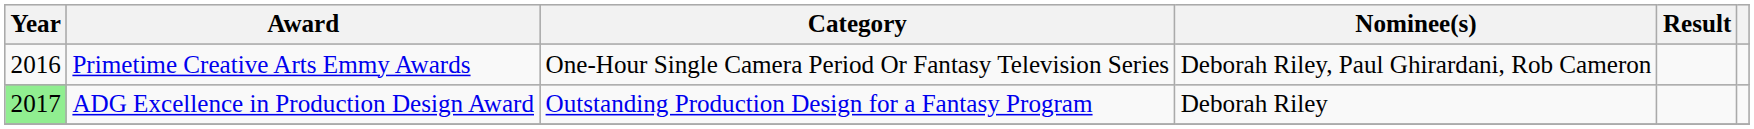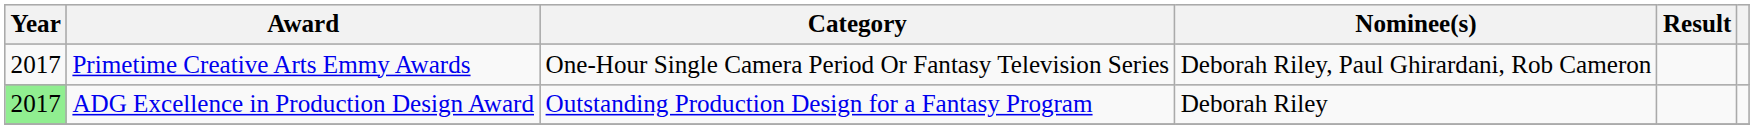(36, 64) 2016 -> (36, 64) 2017
